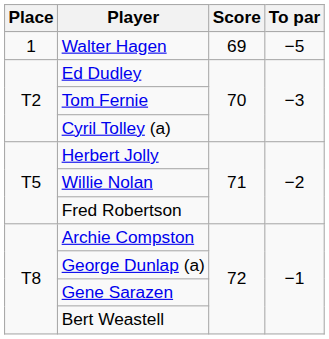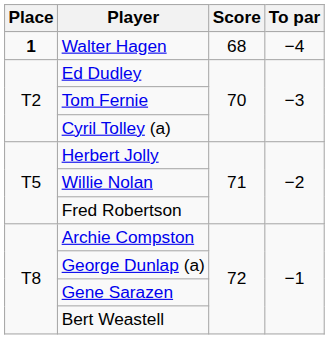(31, 45) normal -> (31, 45) bold
(237, 45) 69 -> (237, 45) 68
(294, 45) −5 -> (294, 45) −4
